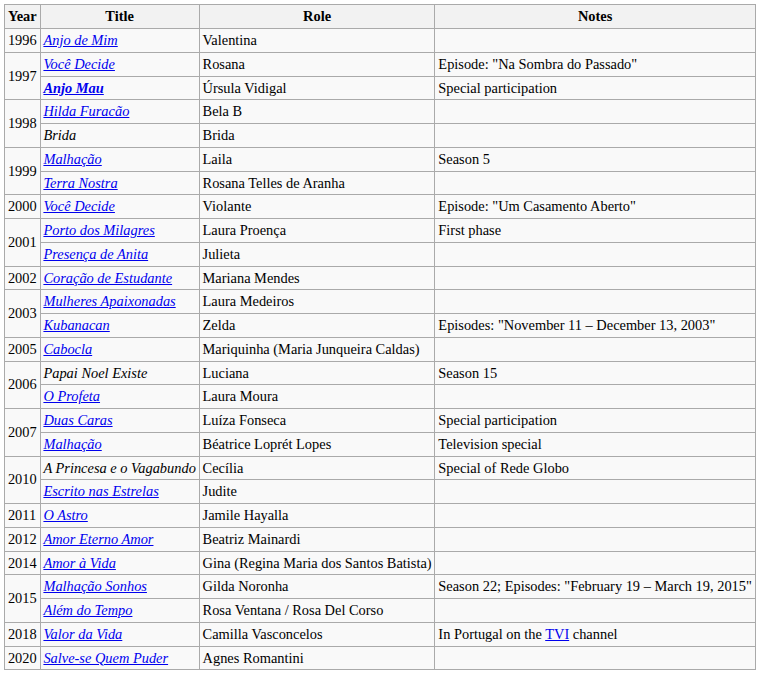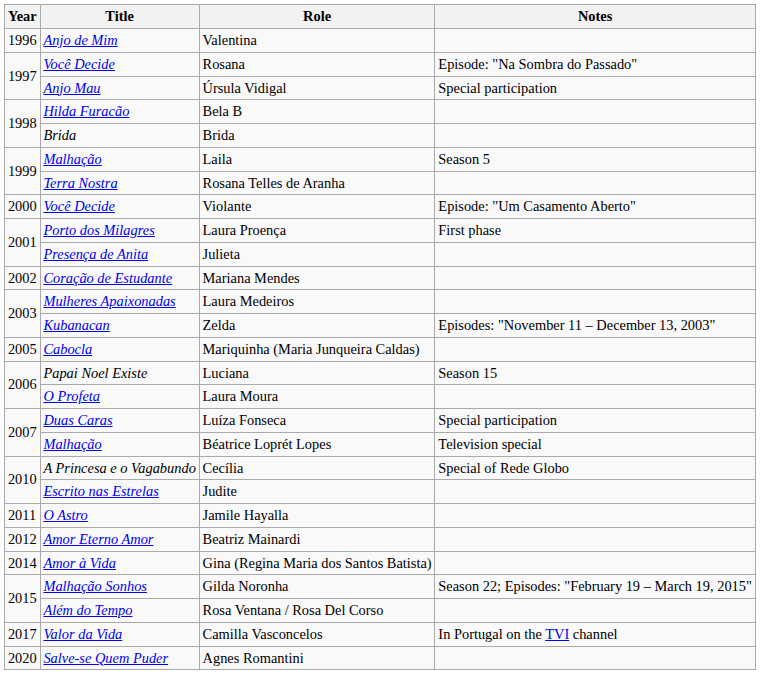(74, 88) bold -> (72, 88) normal
(22, 634) 2018 -> (22, 634) 2017
